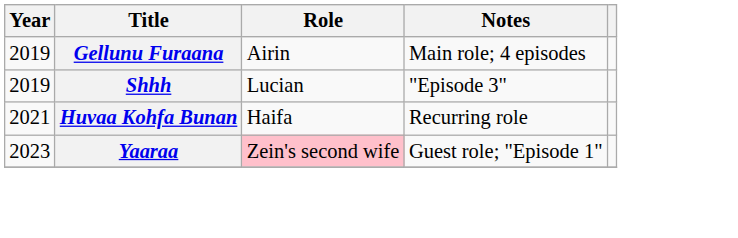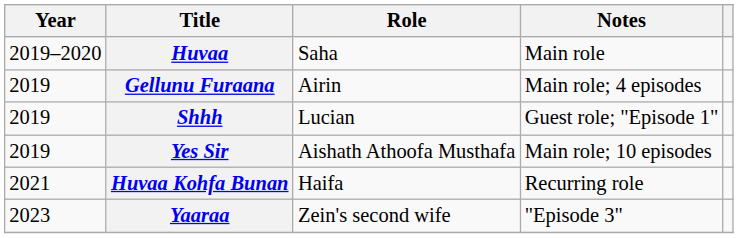+ row: (200, 53)
(458, 85) "Episode 3" -> (621, 118) Guest role; "Episode 1"
+ row: (200, 150)
(323, 150) pink background -> (374, 215) no background
(506, 150) Guest role; "Episode 1" -> (574, 215) "Episode 3"
